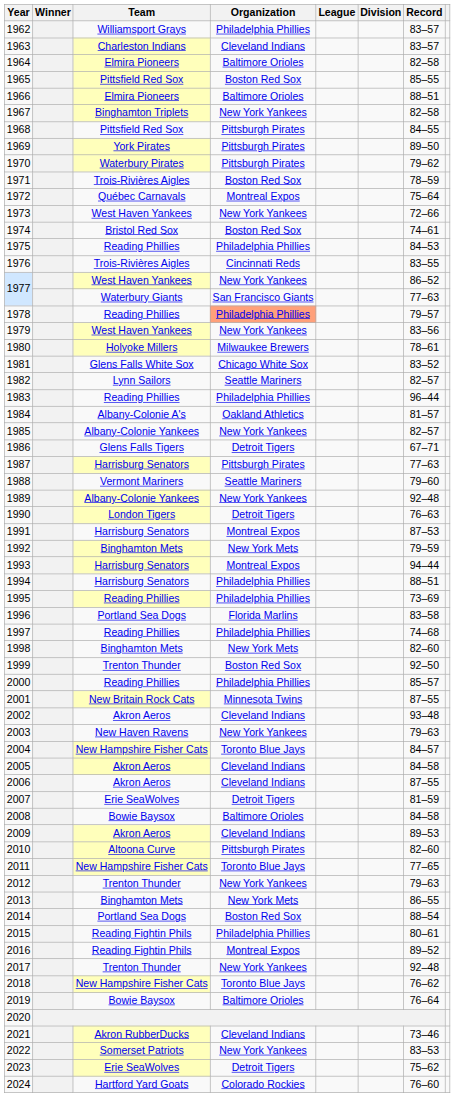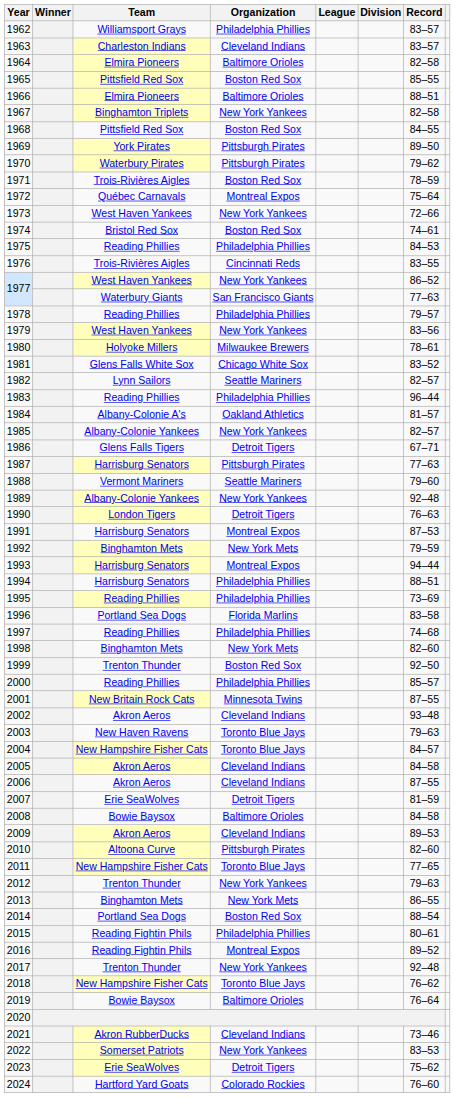(263, 130) Pittsburgh Pirates -> (263, 130) Boston Red Sox
(263, 314) lightsalmon background -> (263, 314) no background
(263, 733) New York Yankees -> (263, 733) Toronto Blue Jays
